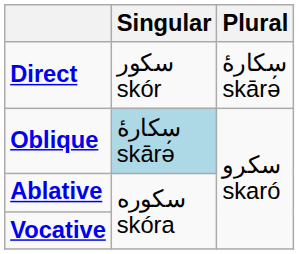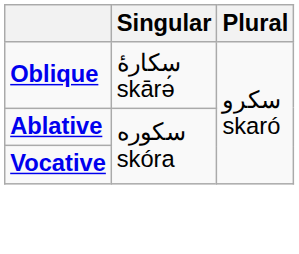- row: (44, 74)
(149, 141) lightblue background -> (149, 75) no background
